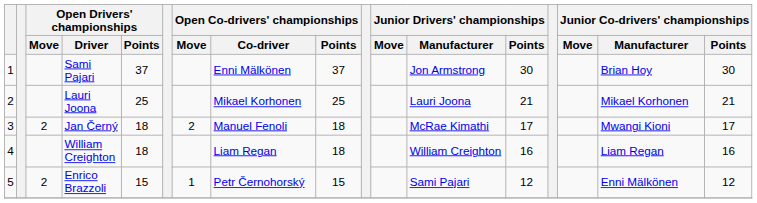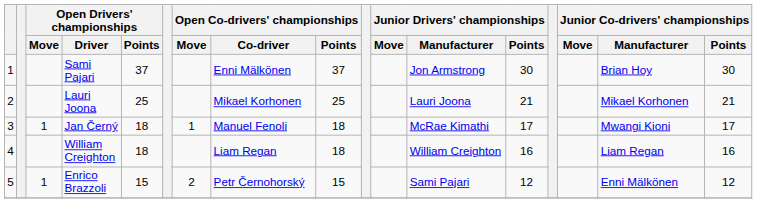(44, 126) 2 -> (44, 126) 1
(191, 126) 2 -> (191, 126) 1
(44, 182) 2 -> (44, 182) 1
(191, 182) 1 -> (191, 182) 2
